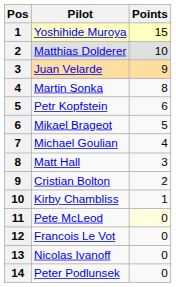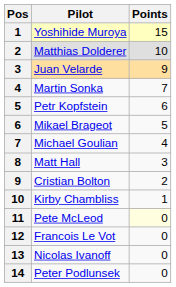(164, 88) 8 -> (164, 88) 7
